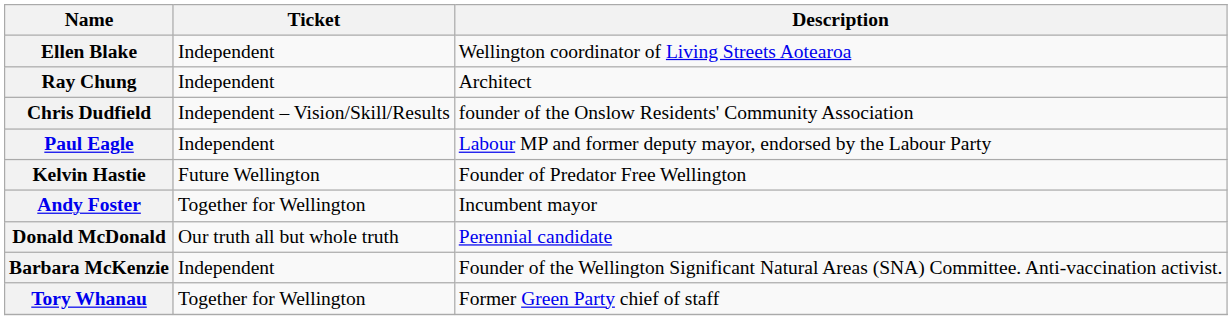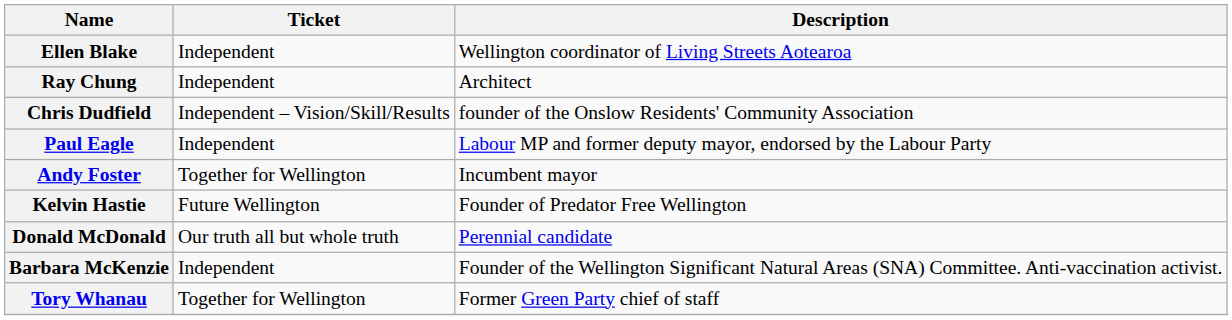rows swapped: (89, 205) <-> (89, 174)
